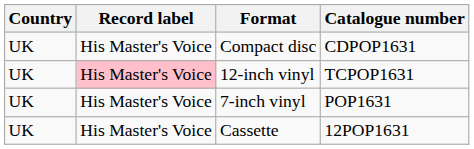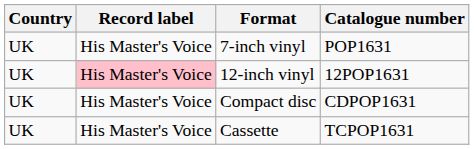rows swapped: (263, 102) <-> (268, 46)
(369, 74) TCPOP1631 -> (367, 74) 12POP1631
(367, 130) 12POP1631 -> (369, 130) TCPOP1631
